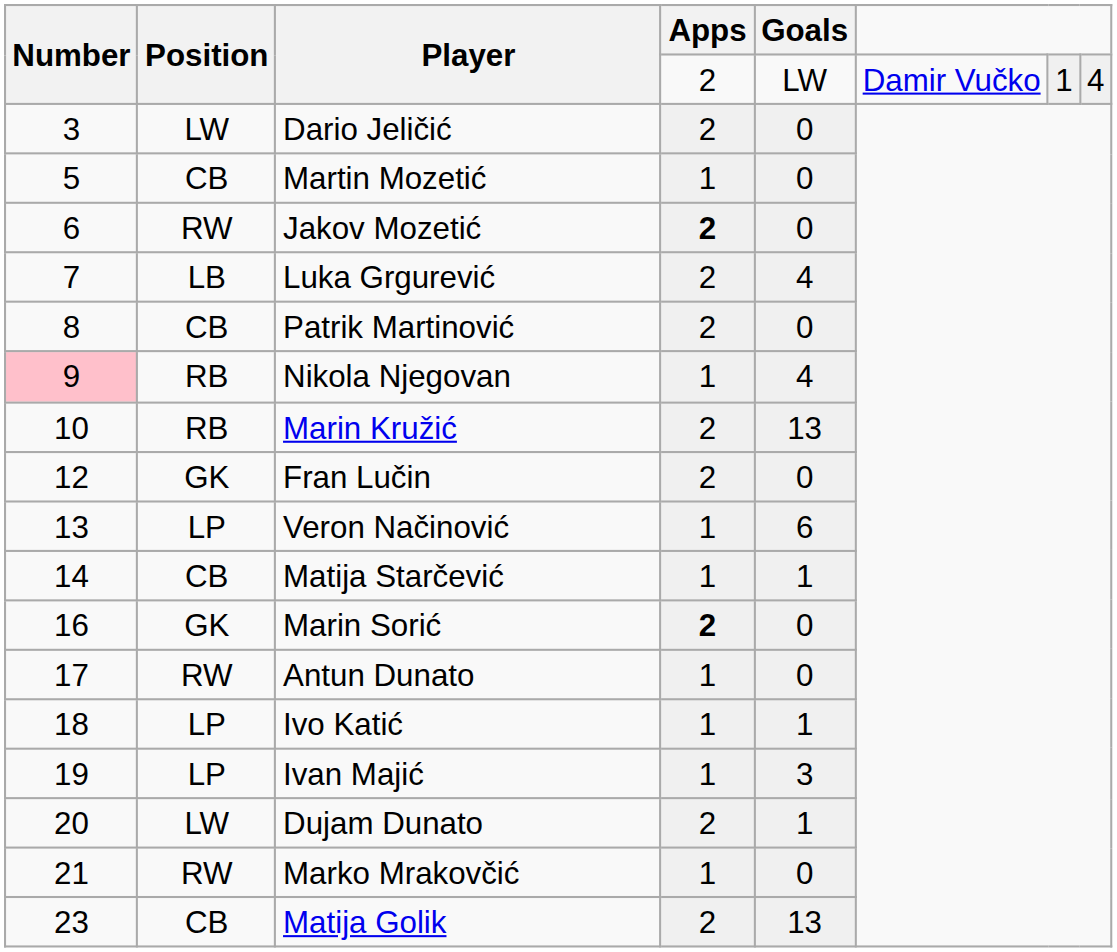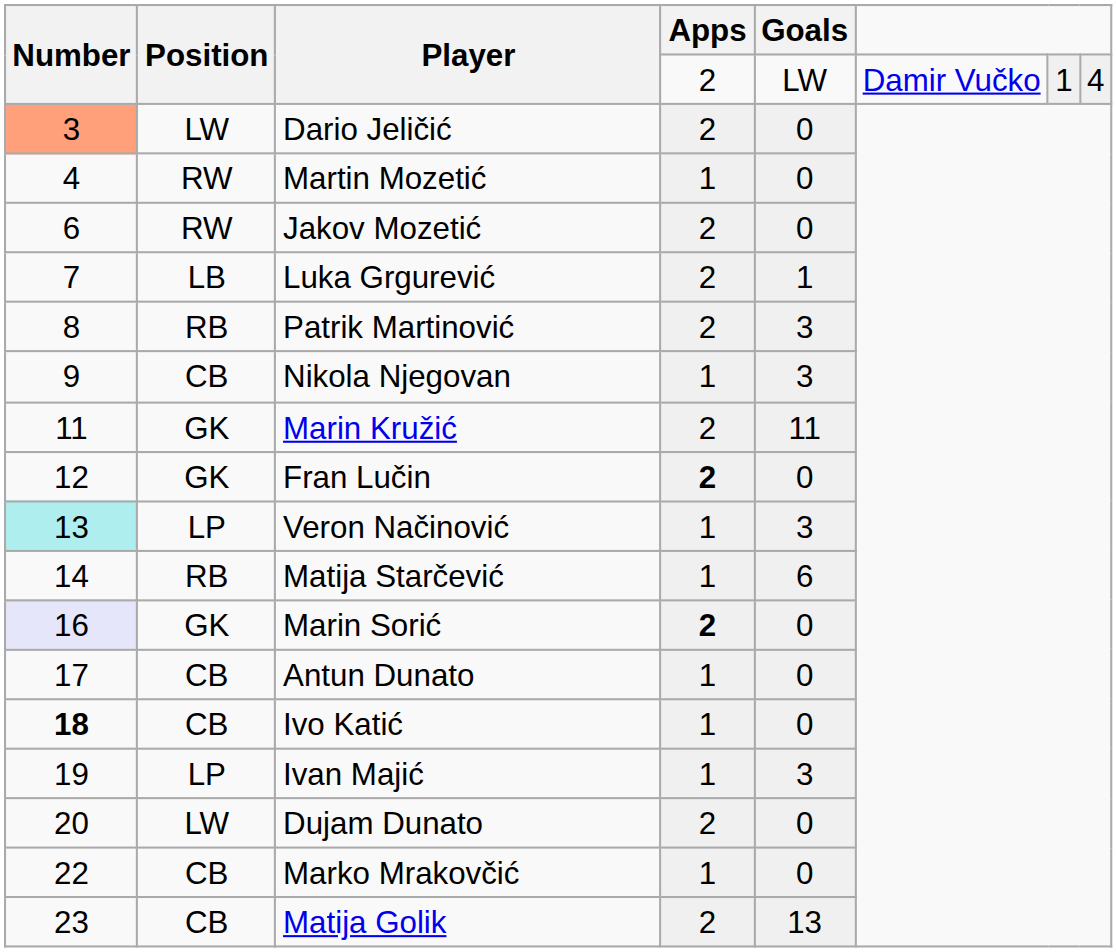(71, 129) no background -> (71, 129) lightsalmon background
(71, 179) 5 -> (71, 179) 4
(207, 179) CB -> (207, 179) RW
(707, 228) bold -> (707, 228) normal
(805, 278) 4 -> (805, 278) 1
(207, 327) CB -> (207, 327) RB
(805, 327) 0 -> (805, 327) 3
(71, 377) pink background -> (71, 377) no background
(207, 377) RB -> (207, 377) CB
(805, 377) 4 -> (805, 377) 3
(71, 427) 10 -> (71, 427) 11
(207, 427) RB -> (207, 427) GK
(805, 427) 13 -> (805, 427) 11
(707, 476) normal -> (707, 476) bold
(71, 526) no background -> (71, 526) paleturquoise background
(805, 526) 6 -> (805, 526) 3
(207, 575) CB -> (207, 575) RB
(805, 575) 1 -> (805, 575) 6
(71, 625) no background -> (71, 625) lavender background
(207, 674) RW -> (207, 674) CB
(71, 724) normal -> (71, 724) bold
(207, 724) LP -> (207, 724) CB
(805, 724) 1 -> (805, 724) 0
(805, 823) 1 -> (805, 823) 0
(71, 873) 21 -> (71, 873) 22
(207, 873) RW -> (207, 873) CB
